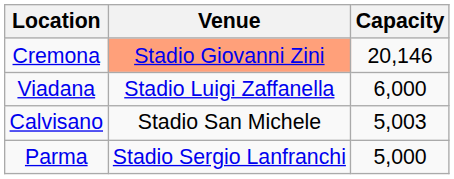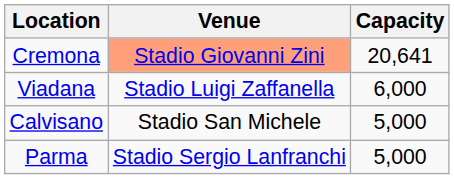(400, 55) 20,146 -> (400, 55) 20,641
(400, 122) 5,003 -> (400, 122) 5,000
